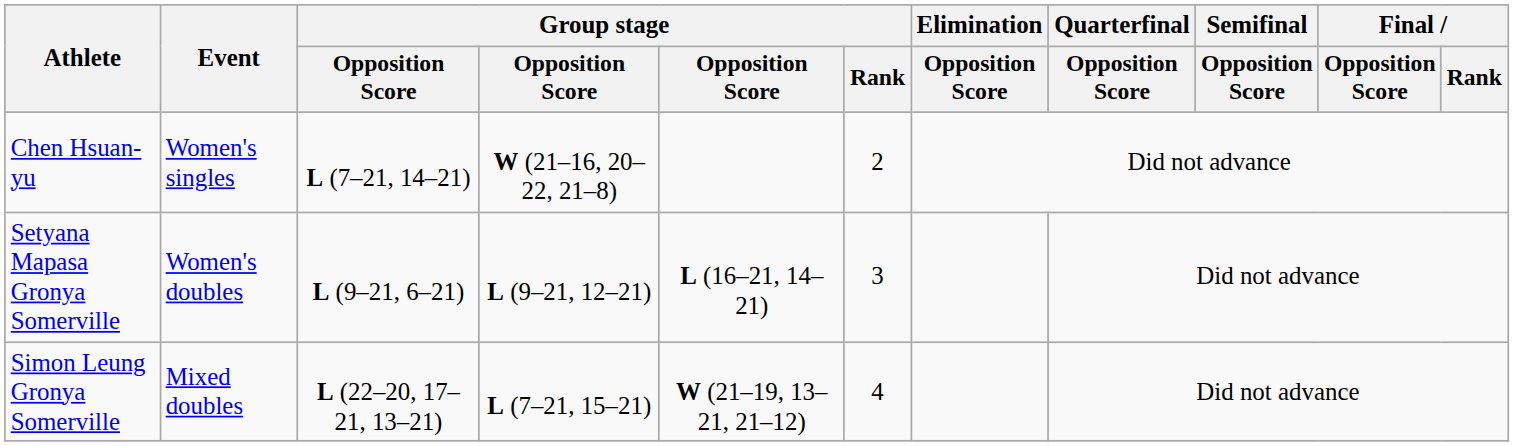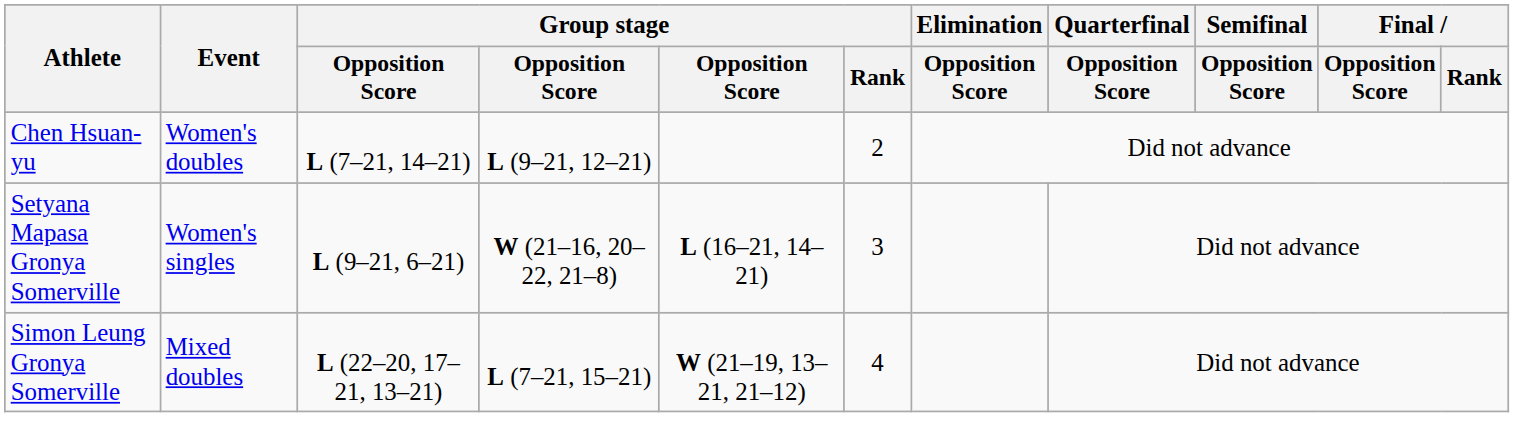(211, 162) Women's singles -> (211, 147) Women's doubles
(569, 177) W (21–16, 20–22, 21–8) -> (569, 162) L (9–21, 12–21)
(211, 277) Women's doubles -> (211, 247) Women's singles
(569, 291) L (9–21, 12–21) -> (569, 262) W (21–16, 20–22, 21–8)
